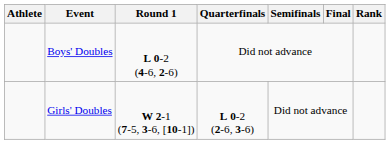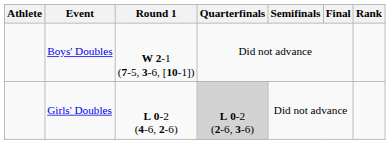(156, 65) L 0-2 (4-6, 2-6) -> (156, 65) W 2-1 (7-5, 3-6, [10-1])
(156, 124) W 2-1 (7-5, 3-6, [10-1]) -> (156, 124) L 0-2 (4-6, 2-6)
(232, 124) no background -> (232, 124) lightgrey background
